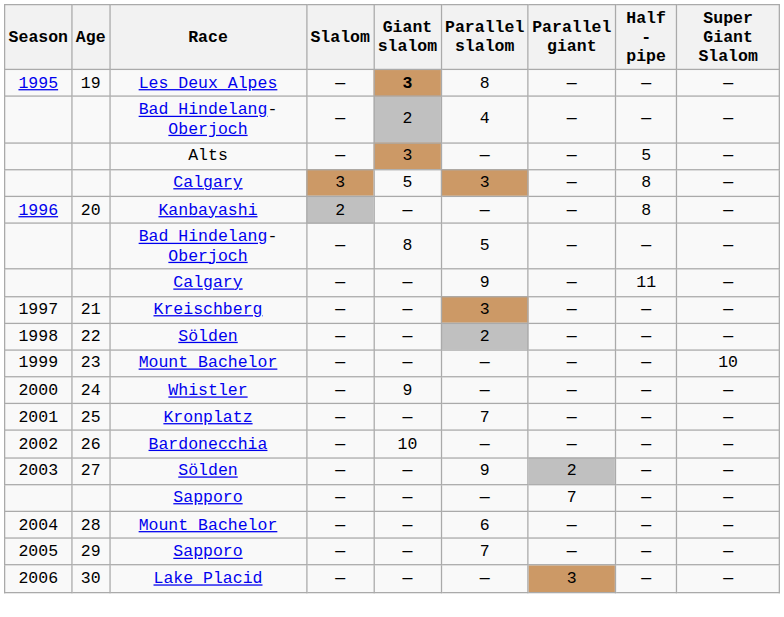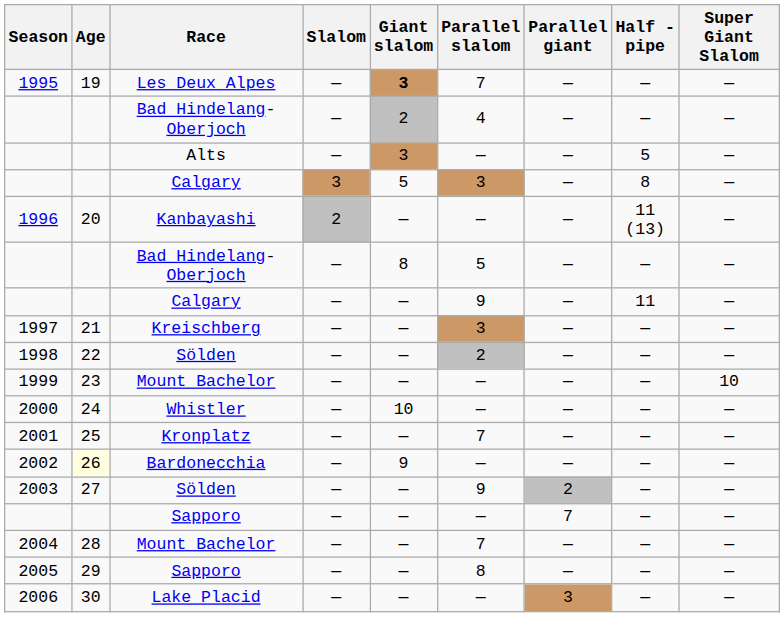(485, 83) 8 -> (481, 83) 7
(646, 210) 8 -> (645, 219) 11 (13)
(407, 390) 9 -> (404, 409) 10
(91, 444) no background -> (91, 463) lightyellow background
(407, 444) 10 -> (404, 463) 9
(485, 525) 6 -> (481, 544) 7
(485, 552) 7 -> (481, 571) 8
